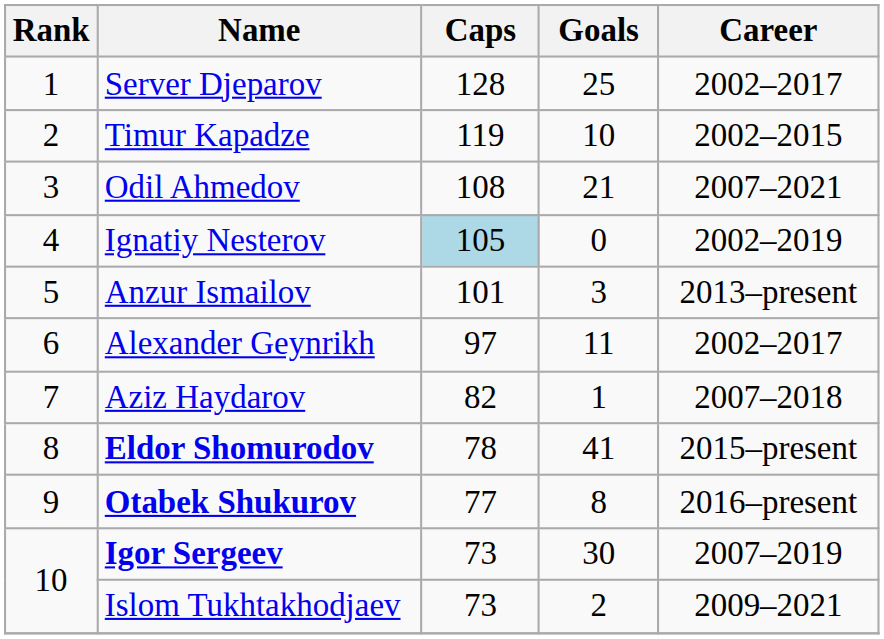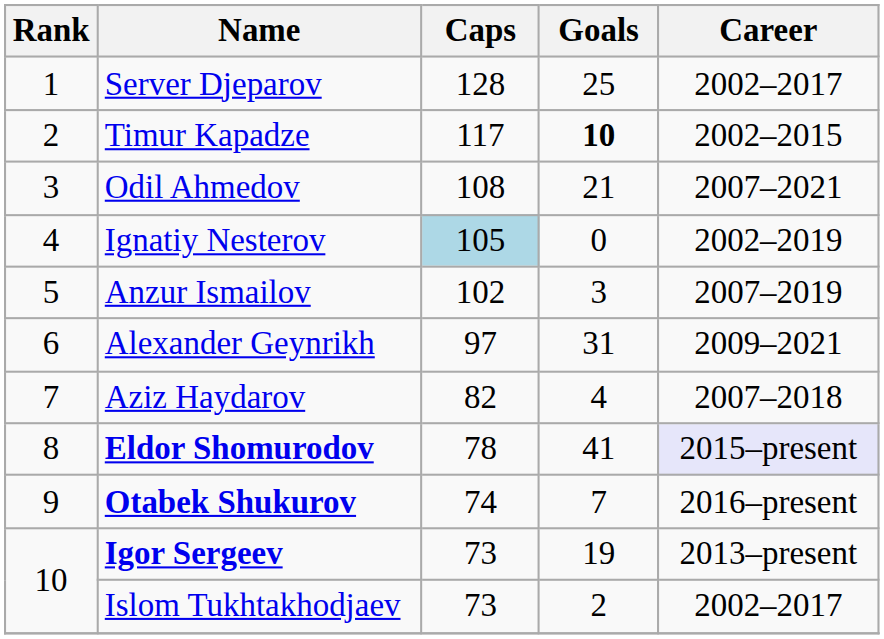(480, 135) 119 -> (480, 135) 117
(599, 135) normal -> (599, 135) bold
(480, 291) 101 -> (480, 291) 102
(768, 291) 2013–present -> (768, 291) 2007–2019
(599, 344) 11 -> (599, 344) 31
(768, 344) 2002–2017 -> (768, 344) 2009–2021
(599, 396) 1 -> (599, 396) 4
(768, 448) no background -> (768, 448) lavender background
(480, 501) 77 -> (480, 501) 74
(599, 501) 8 -> (599, 501) 7
(599, 553) 30 -> (599, 553) 19
(768, 553) 2007–2019 -> (768, 553) 2013–present
(768, 605) 2009–2021 -> (768, 605) 2002–2017
